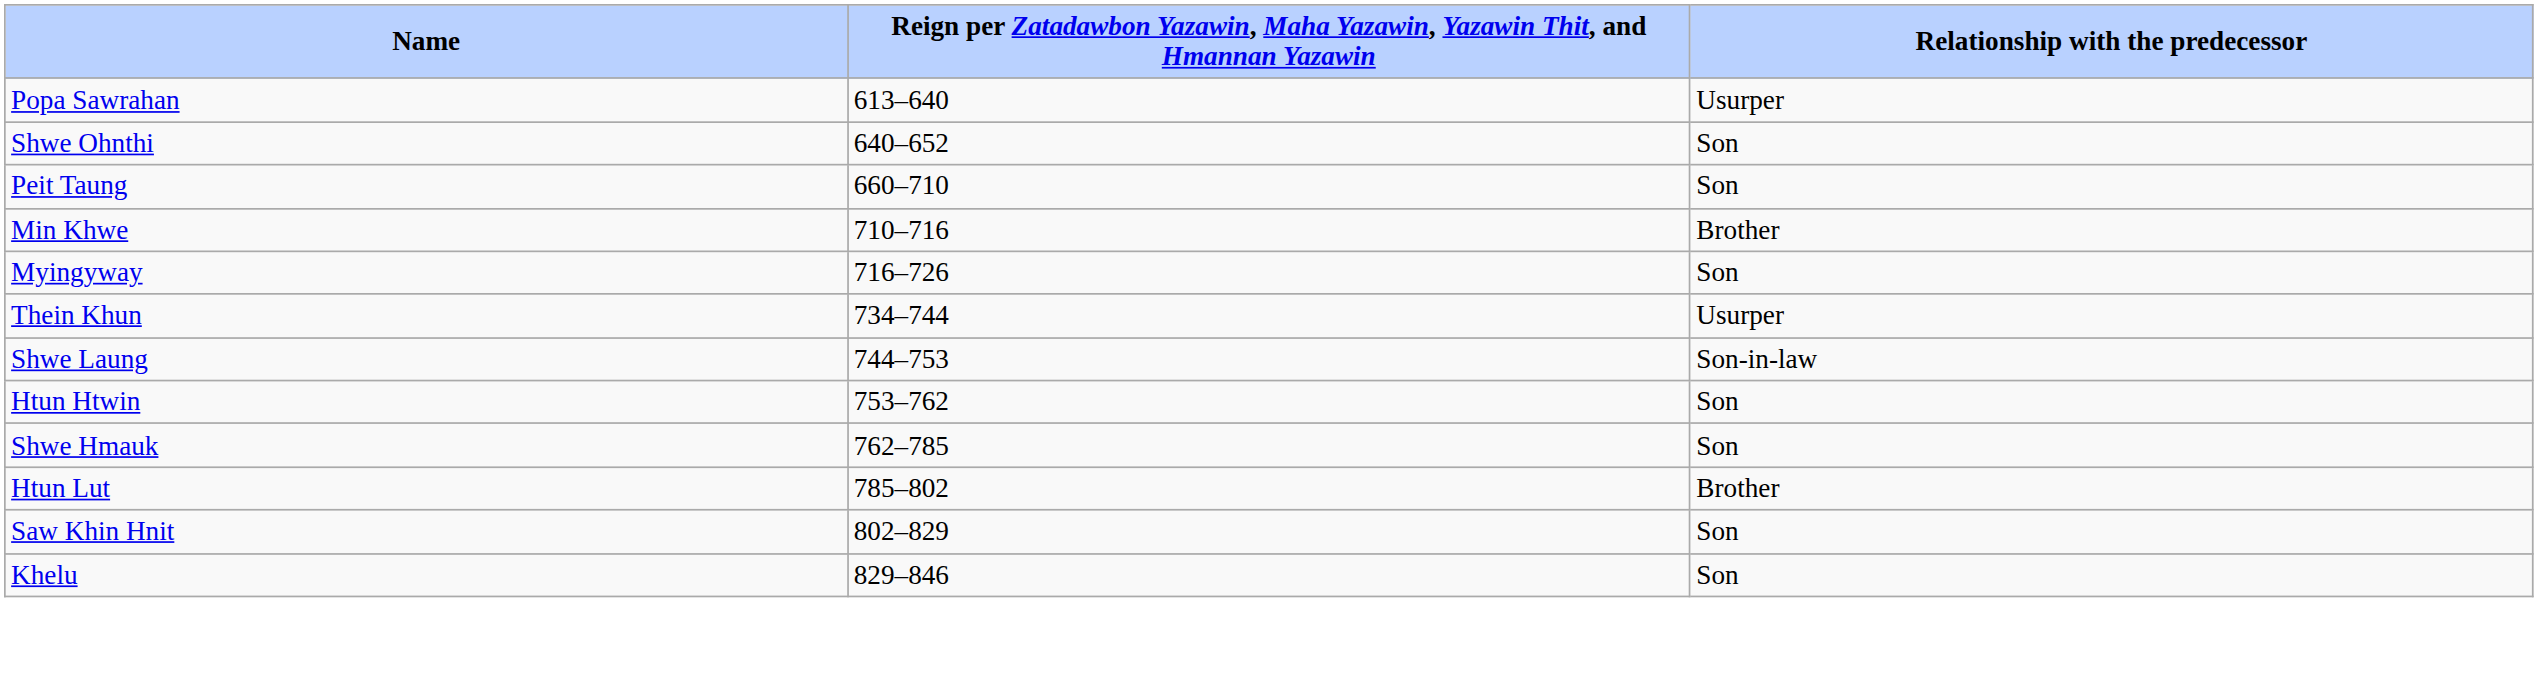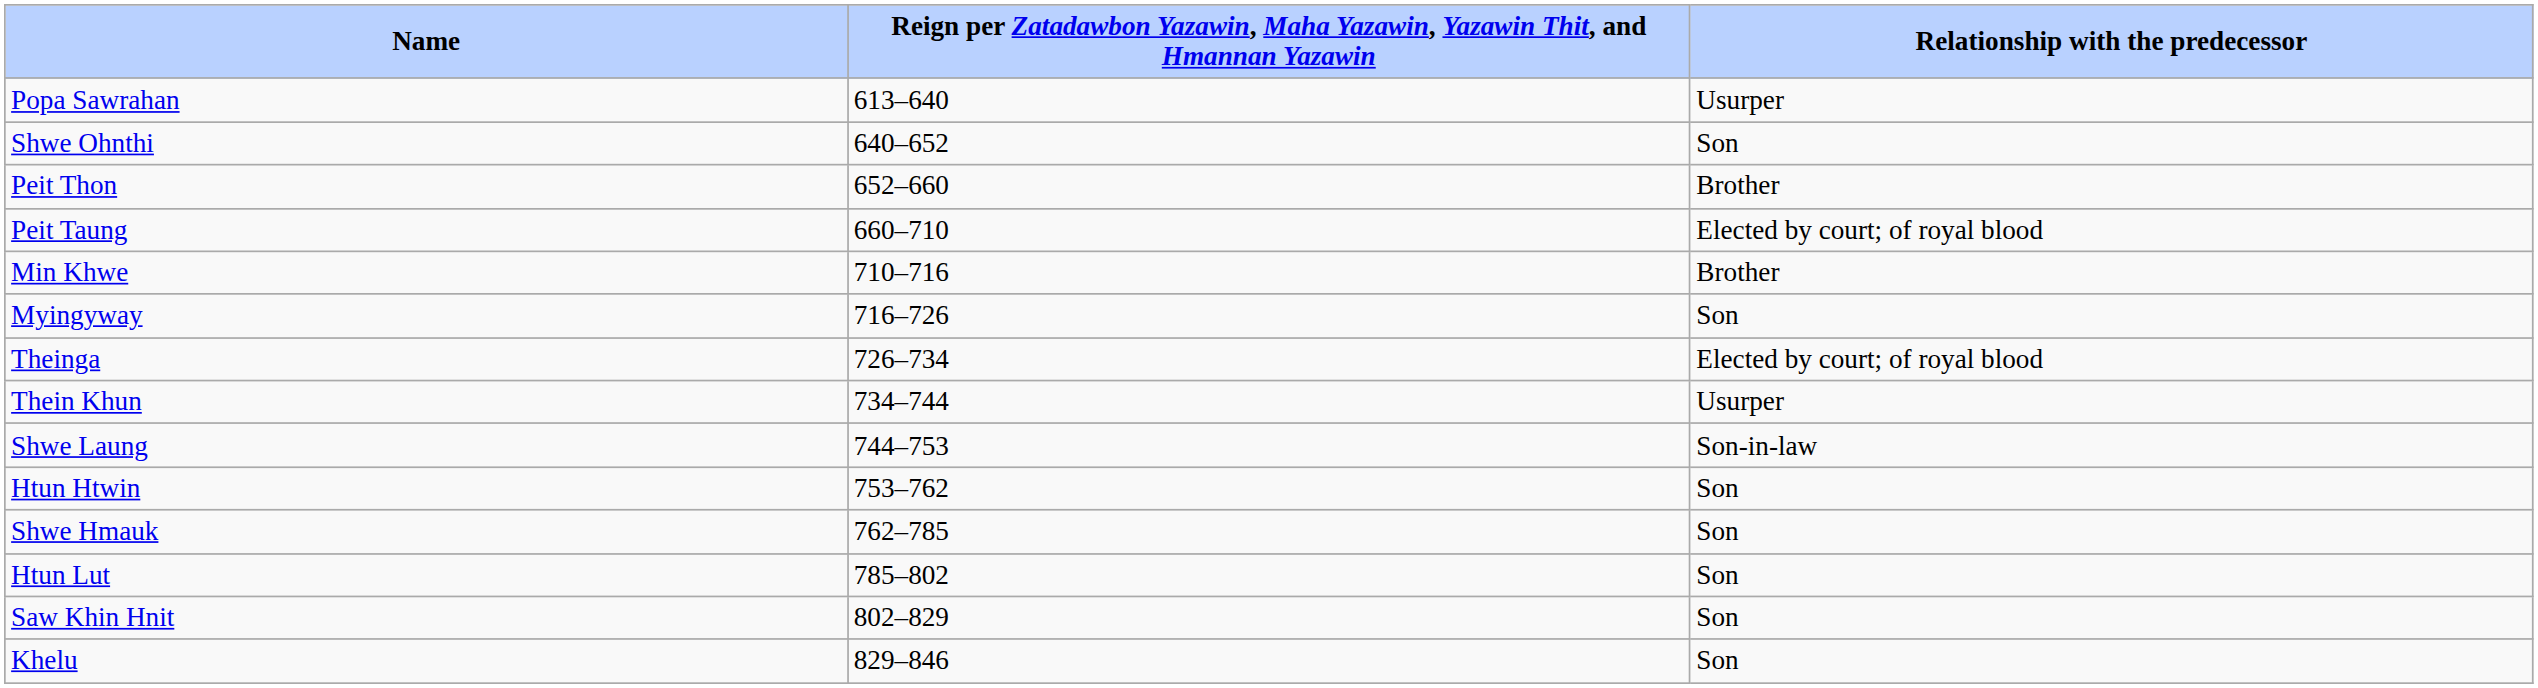+ row: (64, 186)
(1718, 186) Son -> (1870, 229) Elected by court; of royal blood
+ row: (56, 358)
(1738, 488) Brother -> (1718, 574) Son
